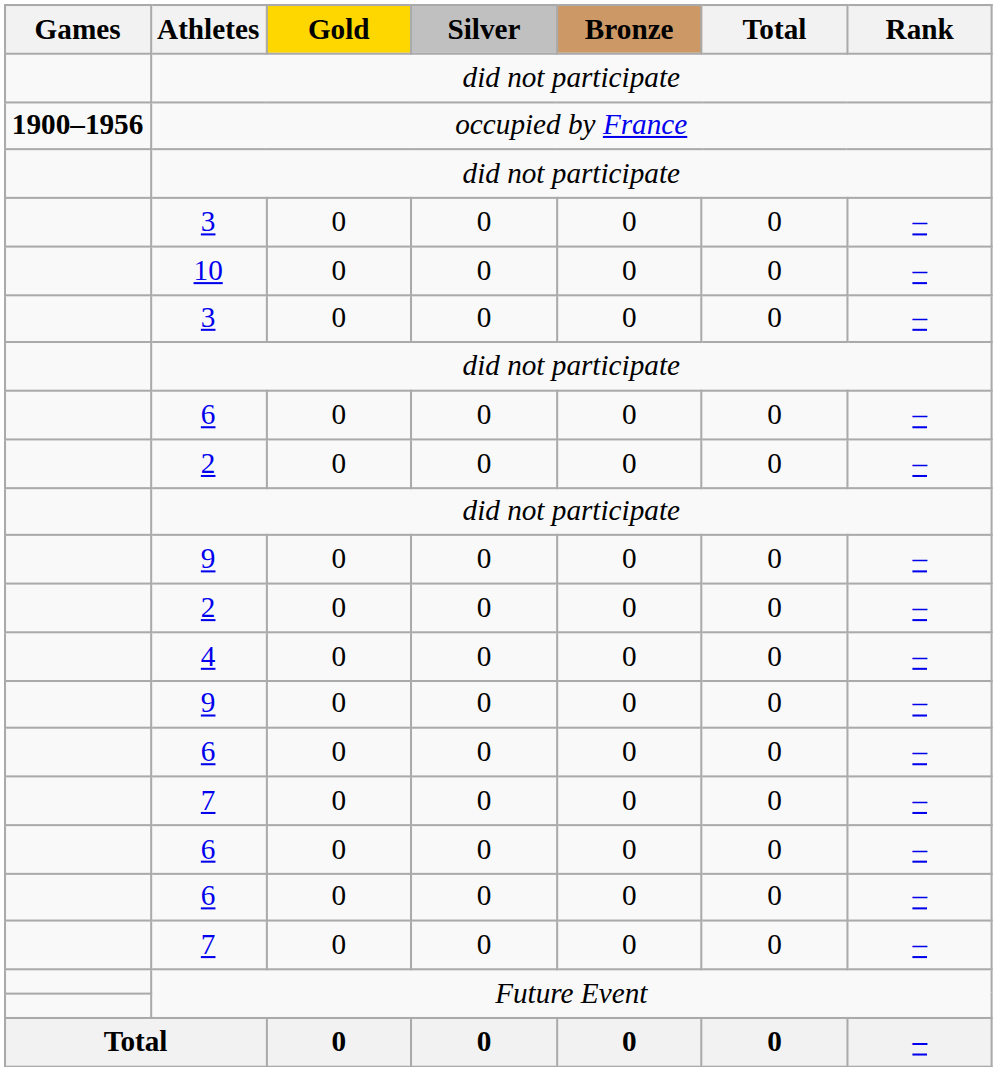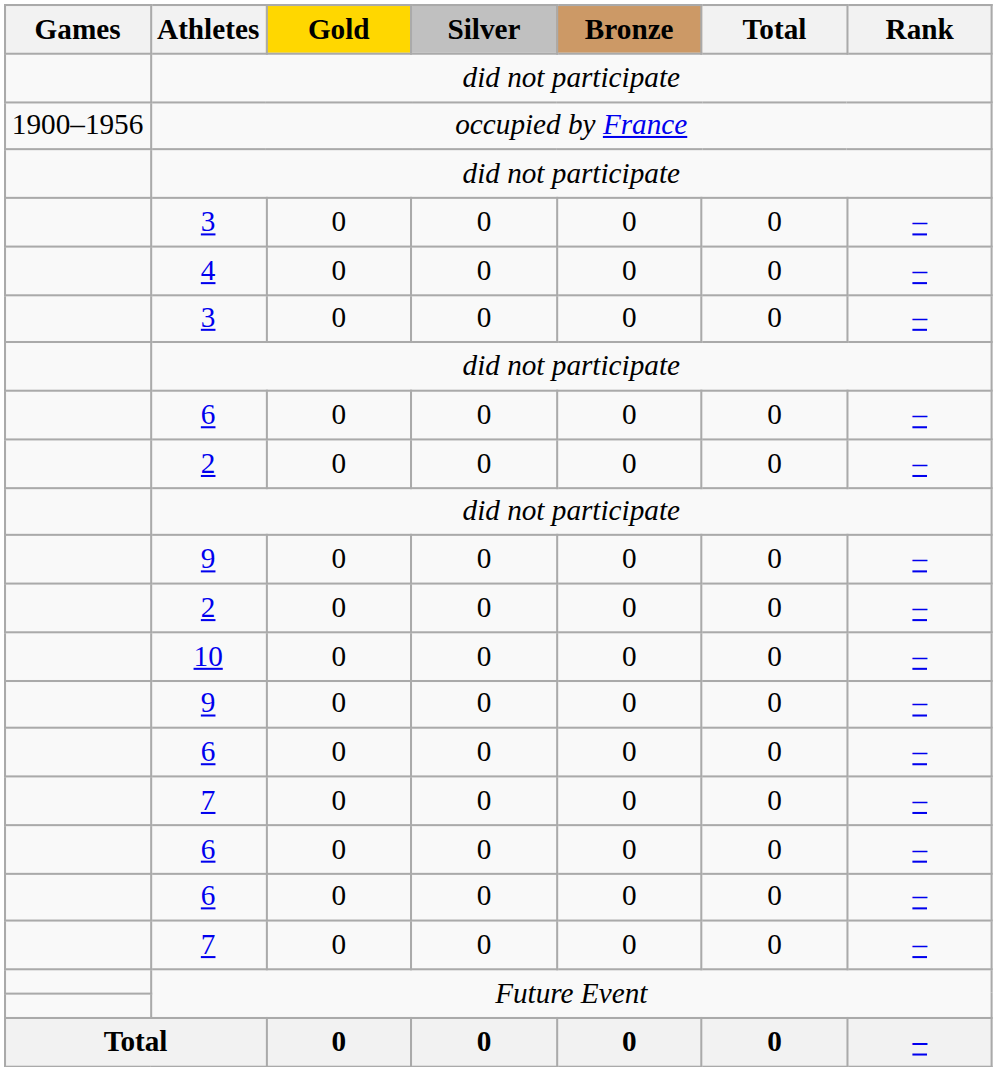(78, 125) bold -> (78, 125) normal
rows swapped: (208, 655) <-> (208, 270)
